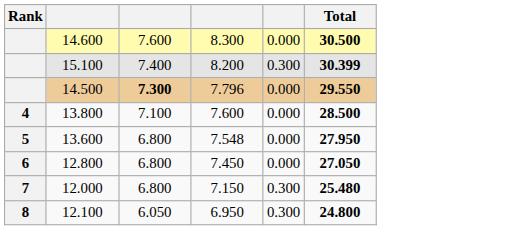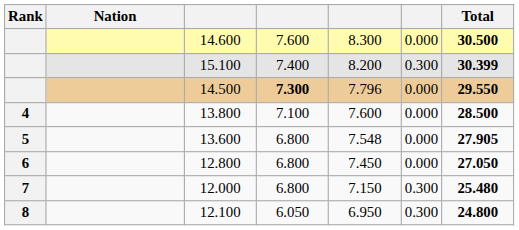+ column: (115, 16)
(340, 138) 27.950 -> (478, 138) 27.905
